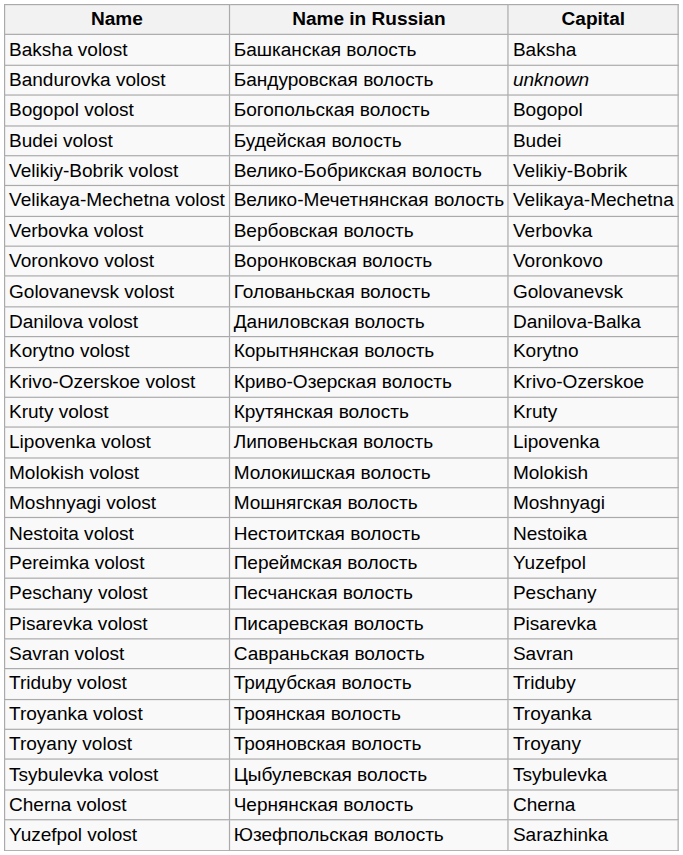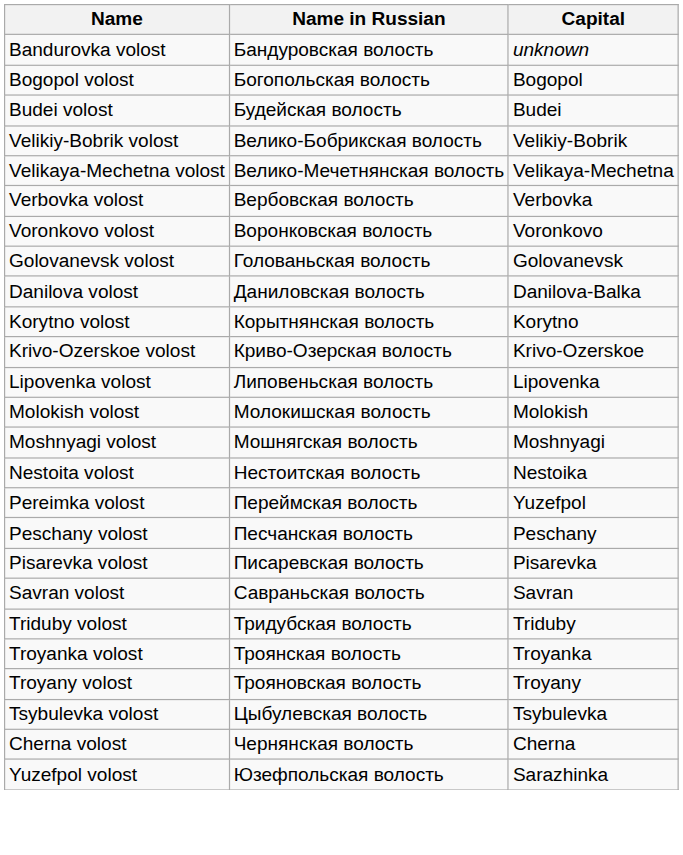- row: (68, 49)
- row: (59, 412)
